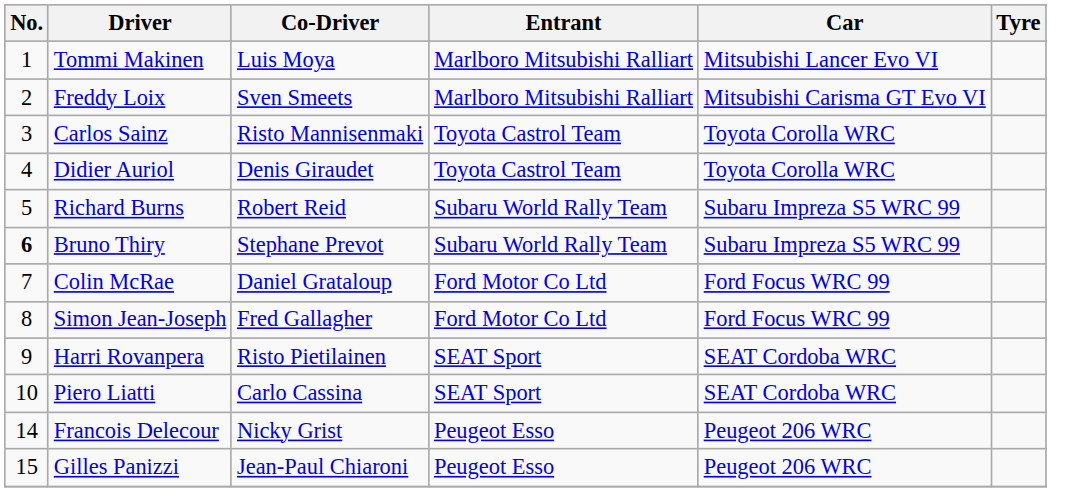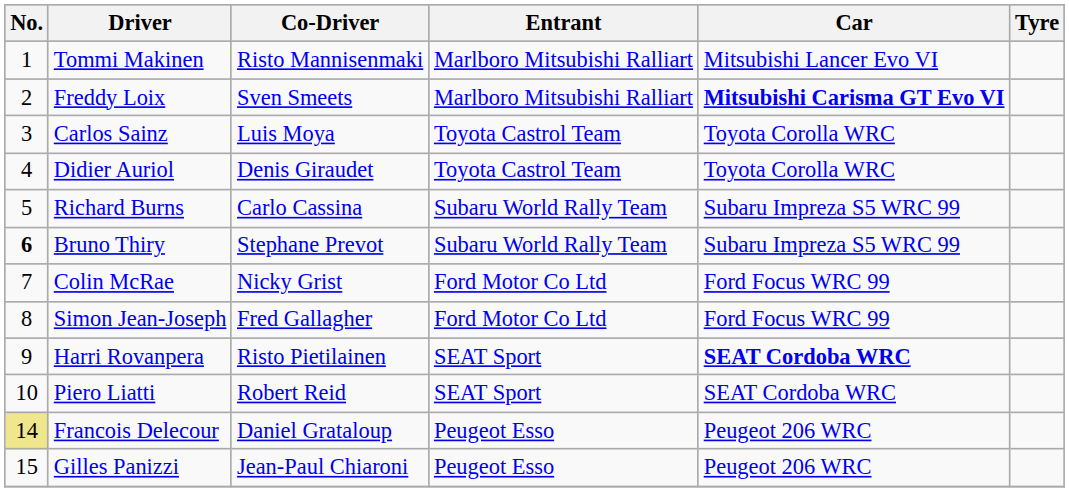(286, 59) Luis Moya -> (330, 59) Risto Mannisenmaki
(845, 96) normal -> (854, 96) bold
(330, 133) Risto Mannisenmaki -> (286, 133) Luis Moya
(291, 207) Robert Reid -> (300, 207) Carlo Cassina
(315, 281) Daniel Grataloup -> (290, 281) Nicky Grist
(800, 355) normal -> (807, 355) bold
(300, 392) Carlo Cassina -> (291, 392) Robert Reid
(27, 429) no background -> (27, 429) khaki background
(290, 429) Nicky Grist -> (315, 429) Daniel Grataloup
